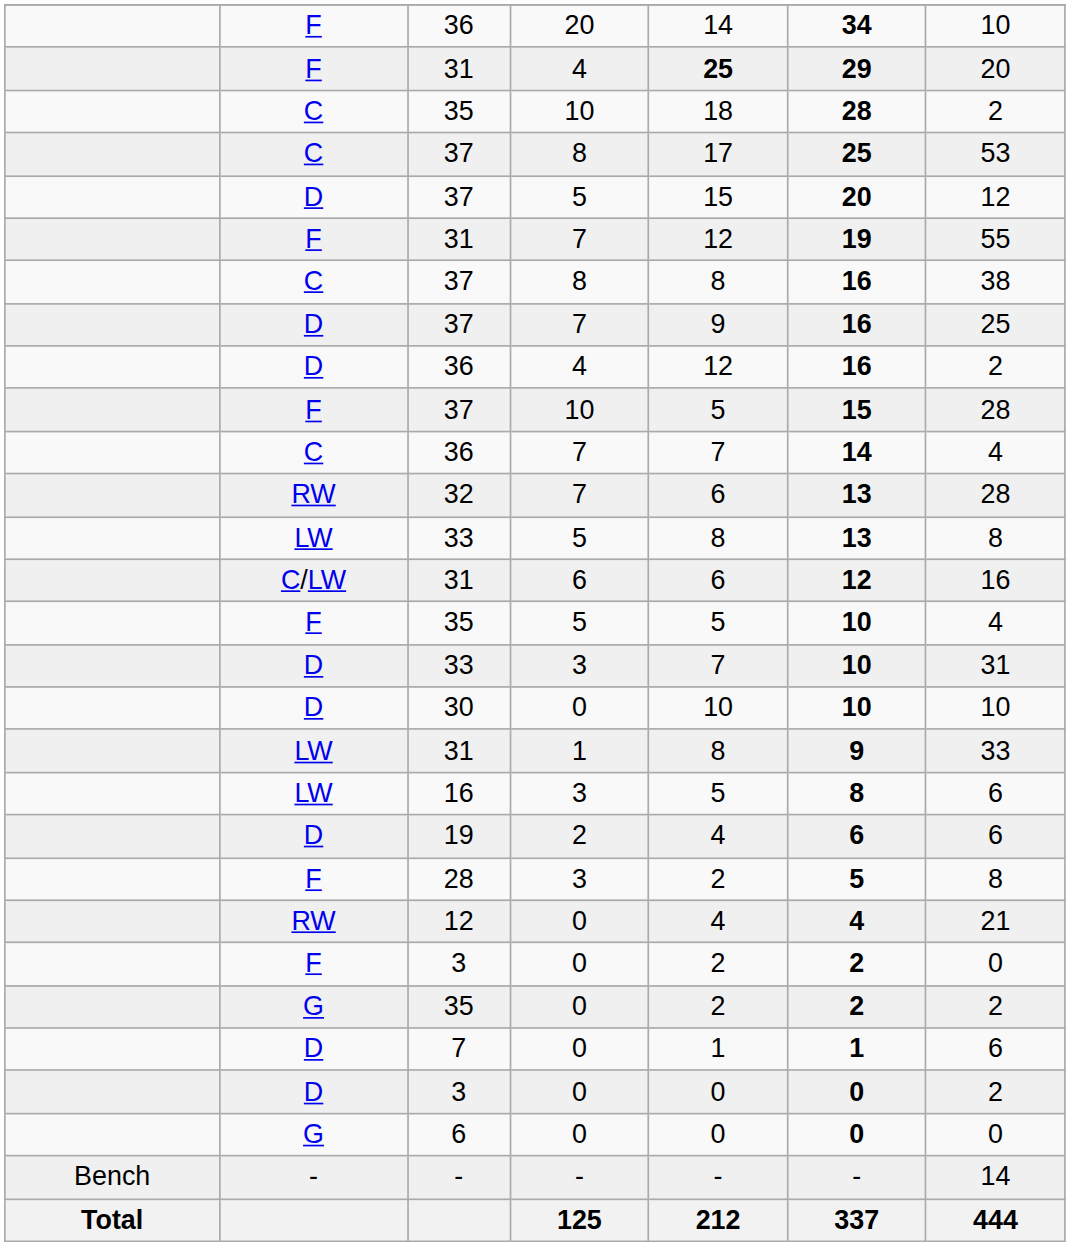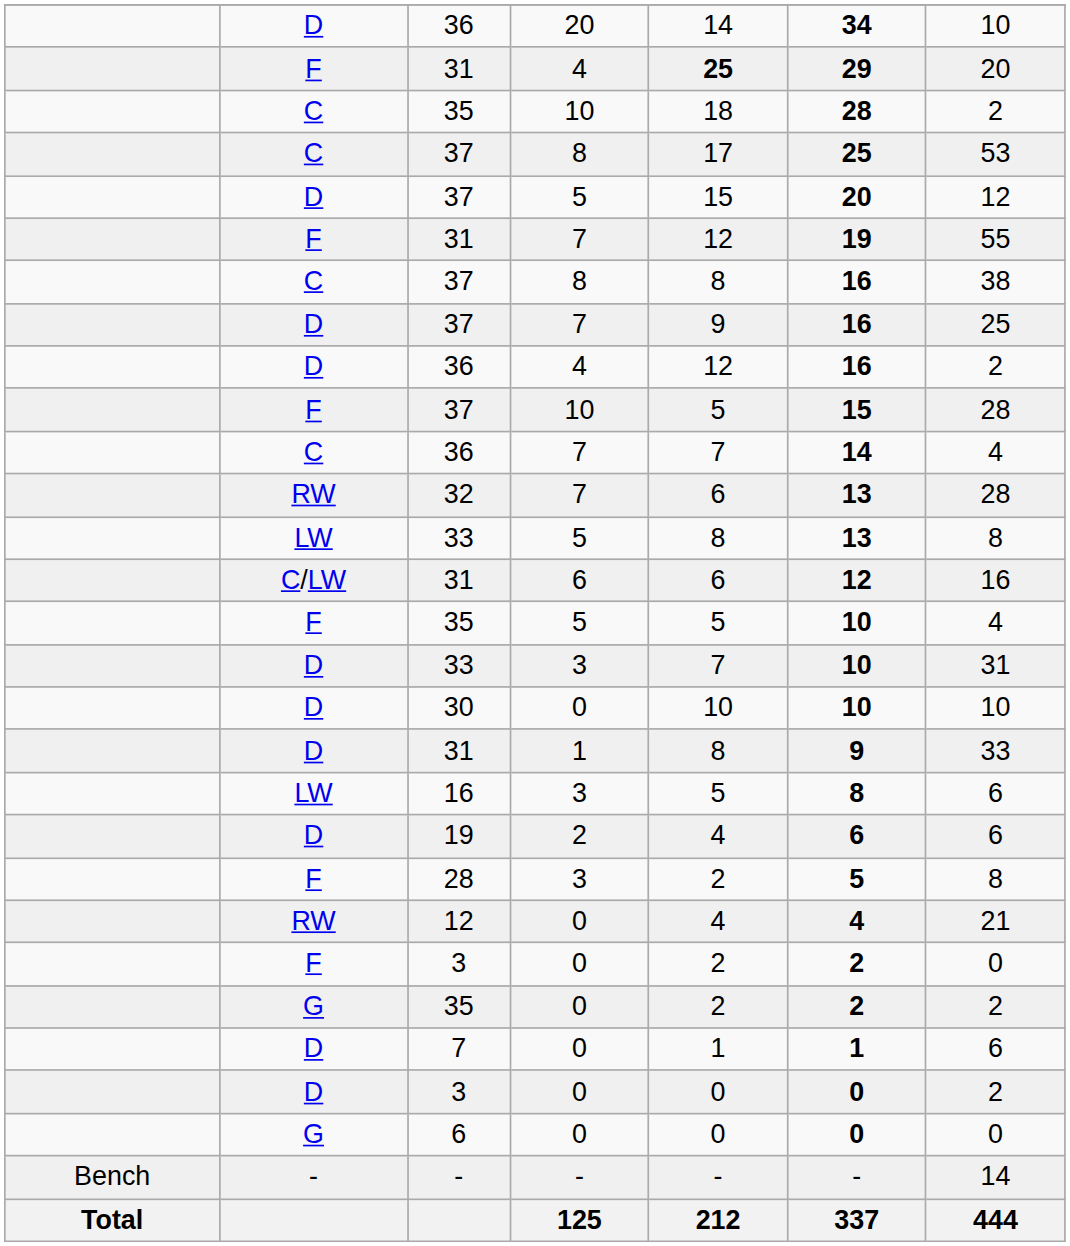(314, 25) F -> (314, 25) D
(314, 750) LW -> (314, 750) D
